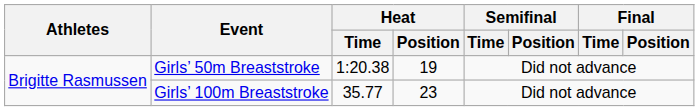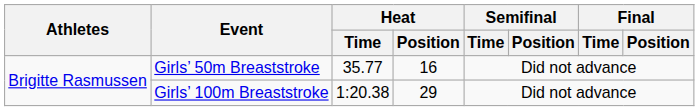(363, 68) 1:20.38 -> (363, 68) 35.77
(428, 68) 19 -> (428, 68) 16
(363, 93) 35.77 -> (363, 93) 1:20.38
(428, 93) 23 -> (428, 93) 29
